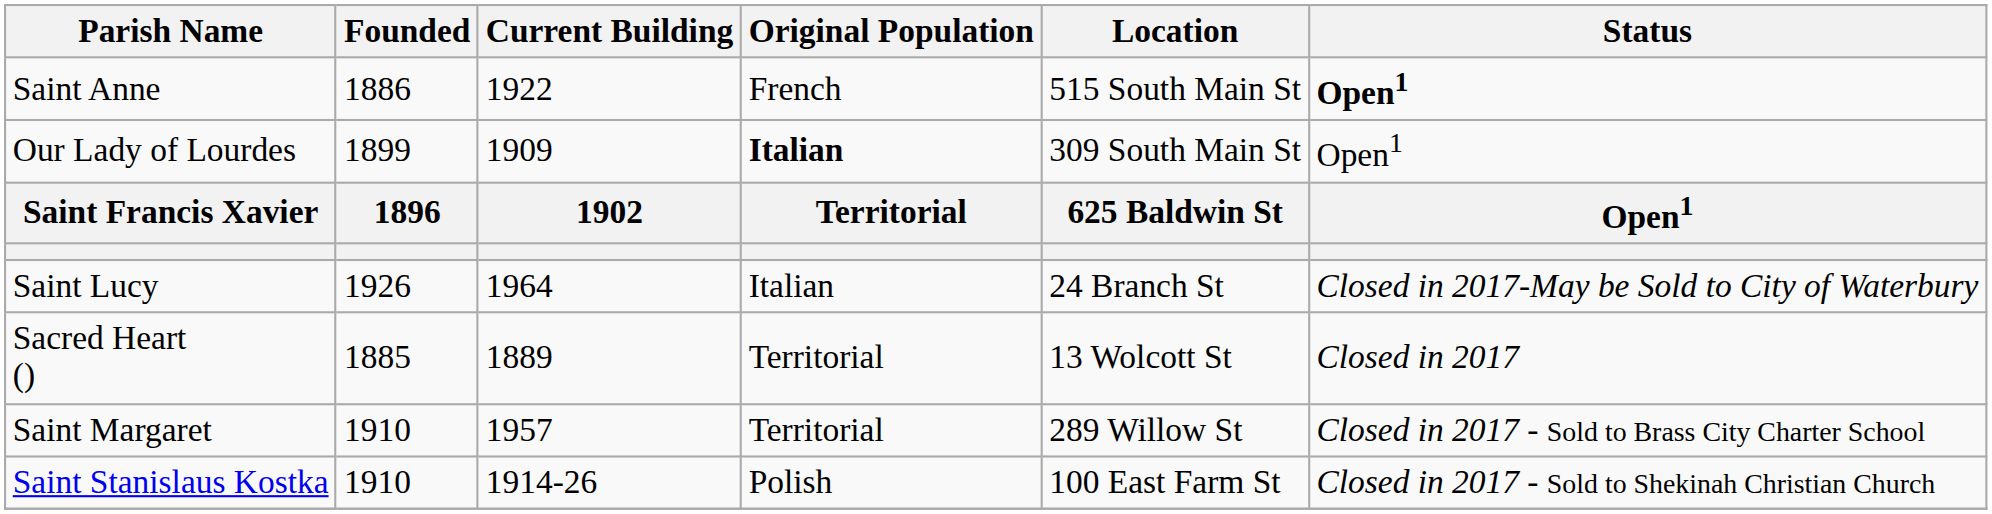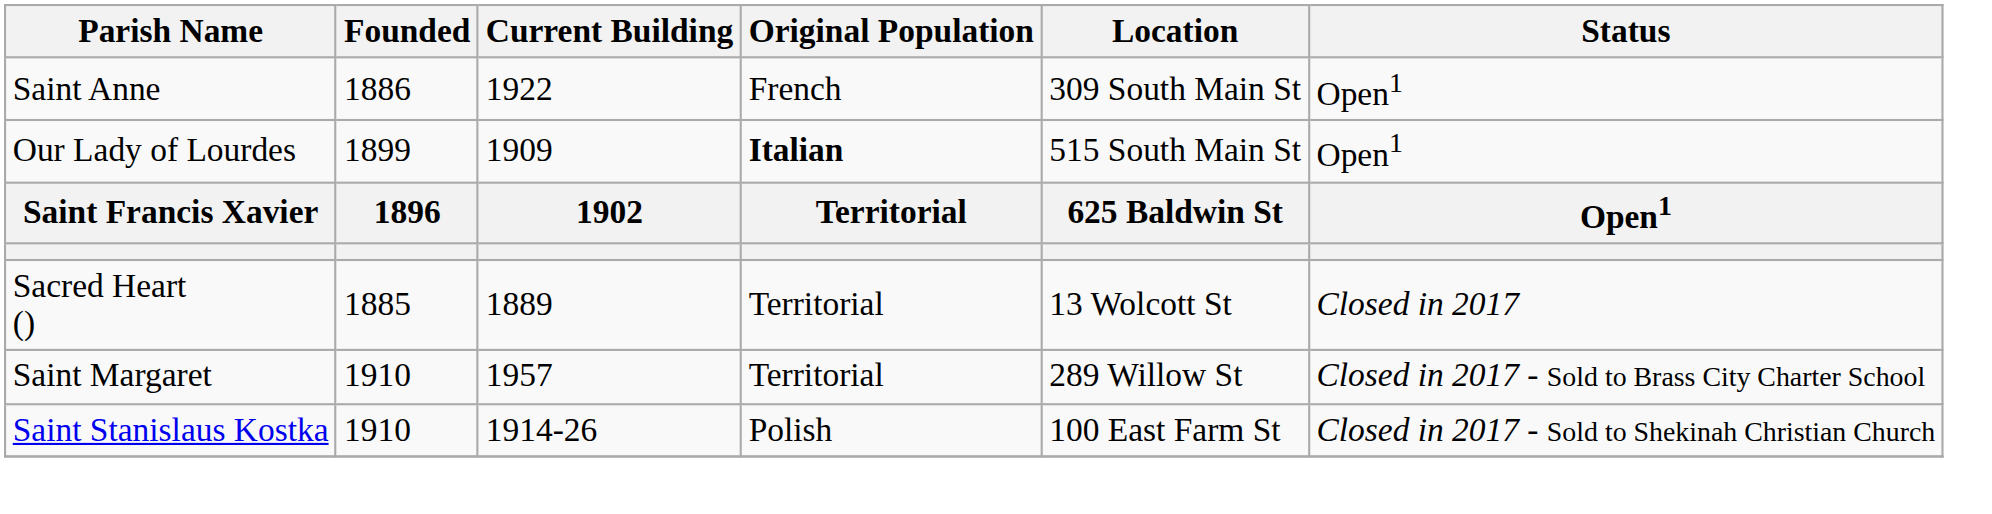(1175, 88) 515 South Main St -> (1175, 88) 309 South Main St
(1362, 88) bold -> (1360, 88) normal
(1175, 150) 309 South Main St -> (1175, 150) 515 South Main St
- row: (86, 285)
